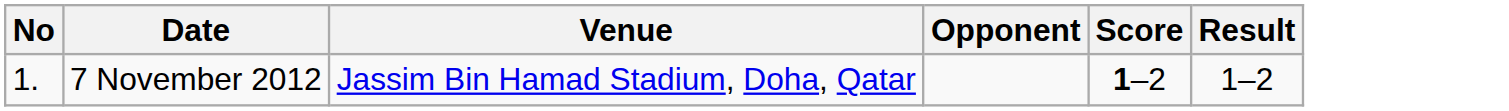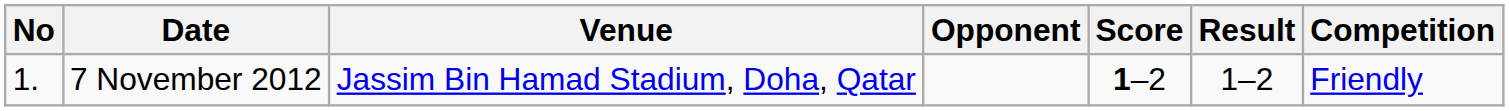+ column: (1403, 30)
